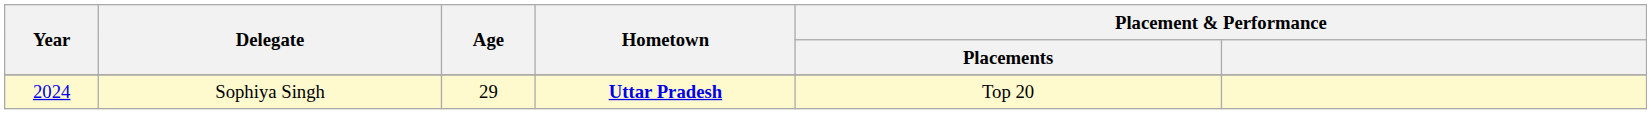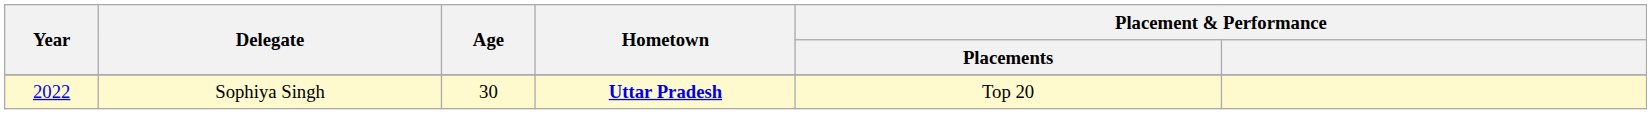(52, 92) 2024 -> (52, 92) 2022
(488, 92) 29 -> (488, 92) 30
